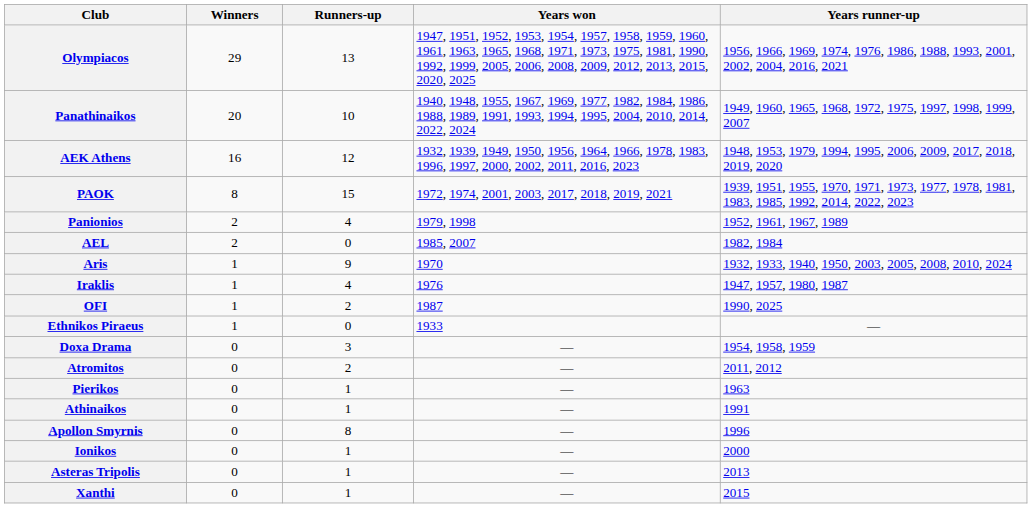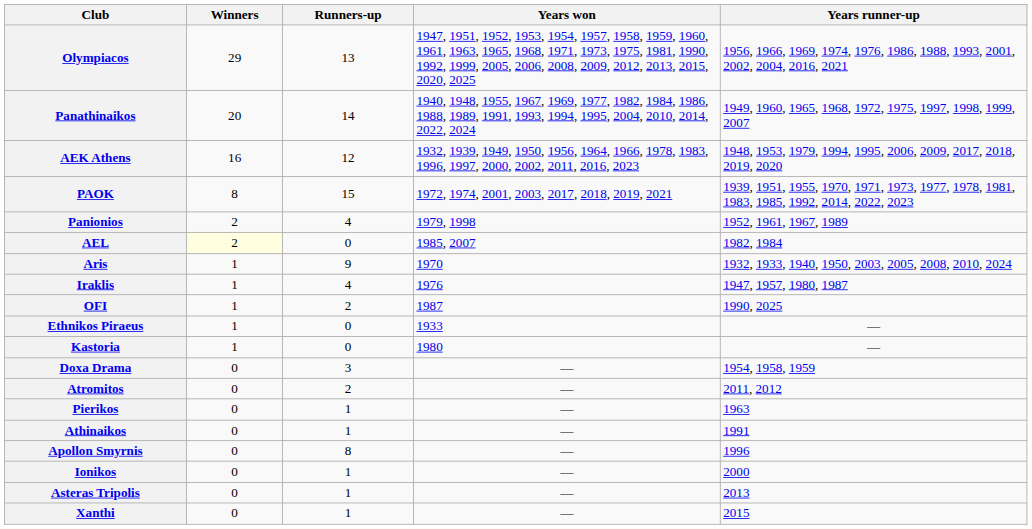(348, 115) 10 -> (348, 115) 14
(235, 243) no background -> (235, 243) lightyellow background
+ row: (95, 347)
